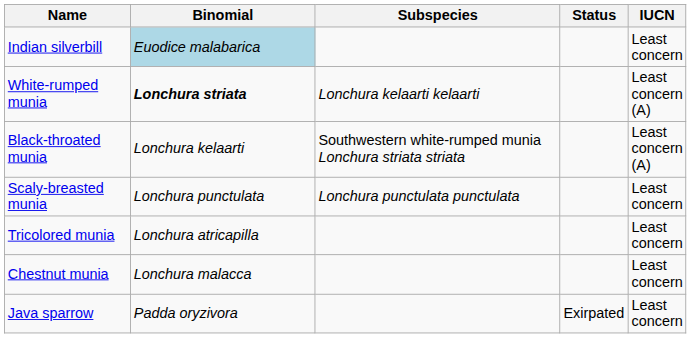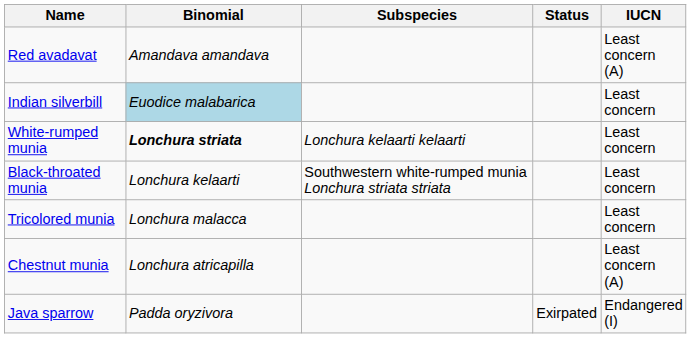+ row: (52, 54)
(657, 93) Least concern (A) -> (630, 141) Least concern
(657, 149) Least concern (A) -> (630, 180) Least concern
- row: (56, 196)
(196, 235) Lonchura atricapilla -> (188, 219) Lonchura malacca
(193, 274) Lonchura malacca -> (191, 266) Lonchura atricapilla
(657, 274) Least concern -> (630, 266) Least concern (A)
(657, 313) Least concern -> (644, 313) Endangered (I)
